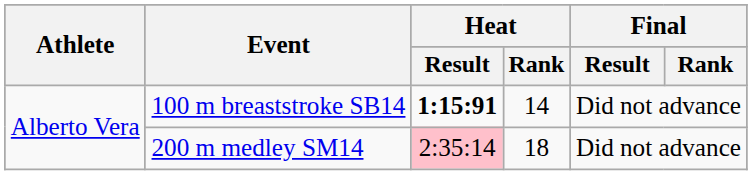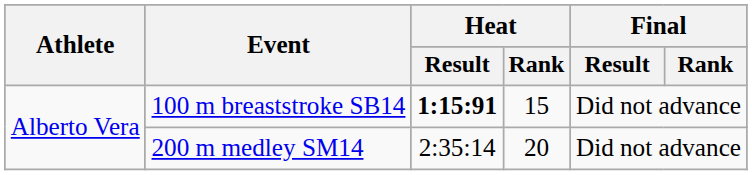(536, 106) 14 -> (536, 106) 15
(457, 148) pink background -> (457, 148) no background
(536, 148) 18 -> (536, 148) 20
